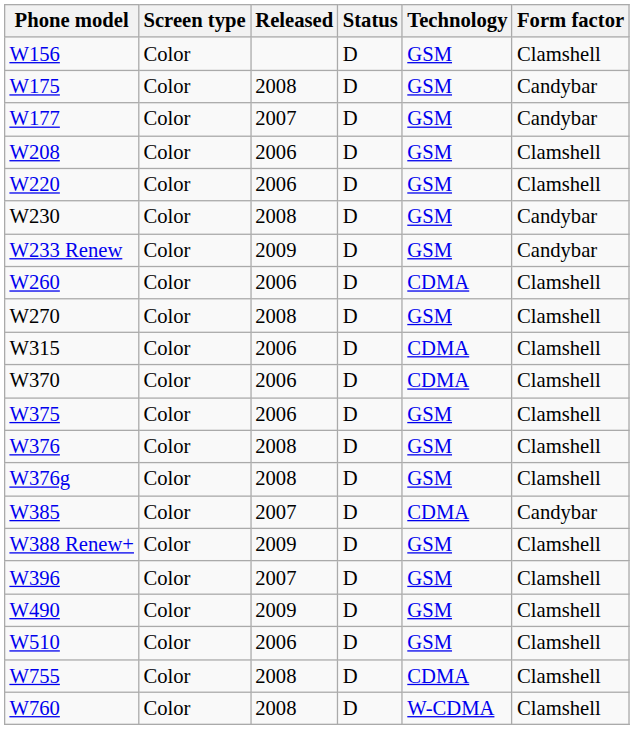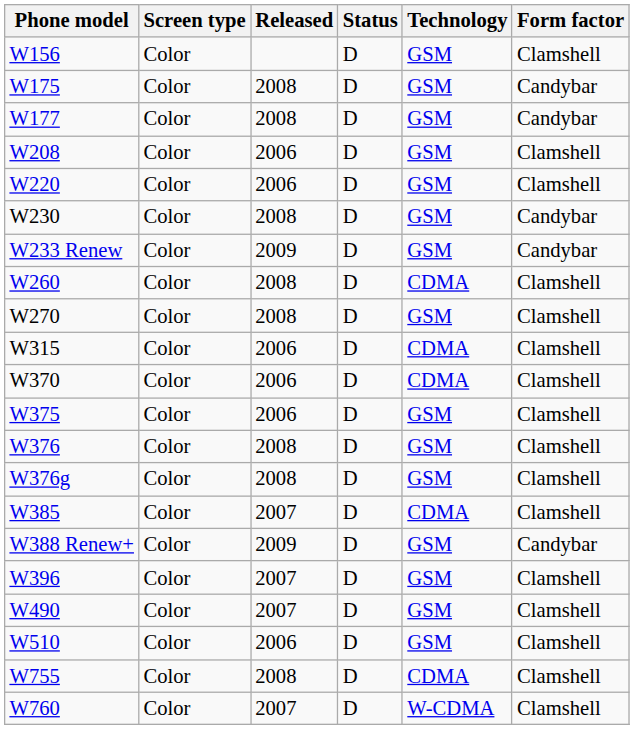(276, 119) 2007 -> (276, 119) 2008
(276, 282) 2006 -> (276, 282) 2008
(557, 511) Candybar -> (559, 511) Clamshell
(559, 544) Clamshell -> (557, 544) Candybar
(276, 610) 2009 -> (276, 610) 2007
(276, 708) 2008 -> (276, 708) 2007
